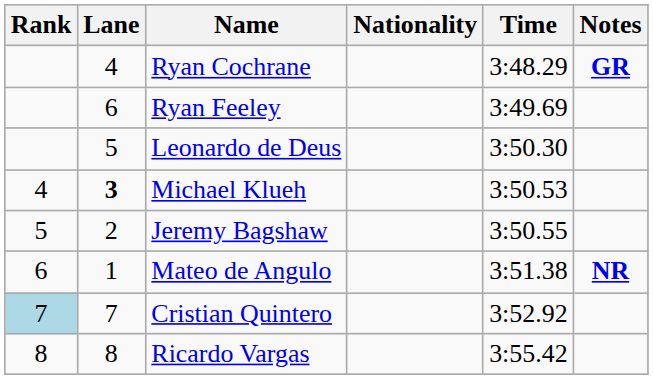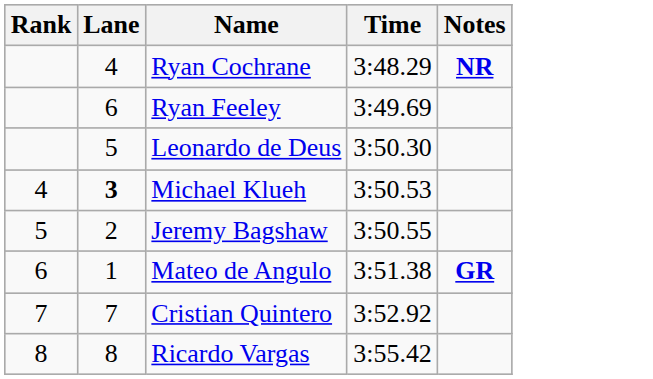- column: (415, 25)
(611, 66) GR -> (475, 66) NR
(611, 271) NR -> (475, 271) GR
(41, 312) lightblue background -> (41, 312) no background
